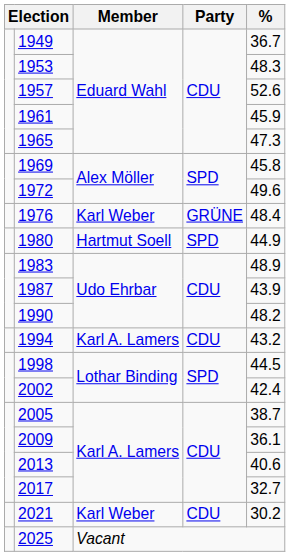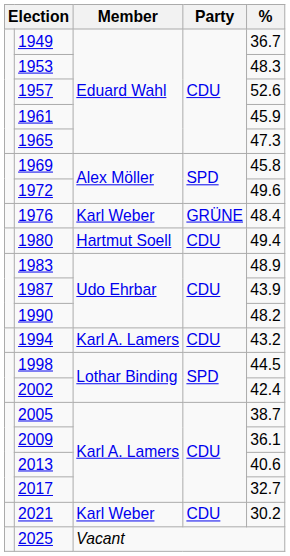(203, 240) SPD -> (203, 240) CDU
(265, 240) 44.9 -> (265, 240) 49.4
